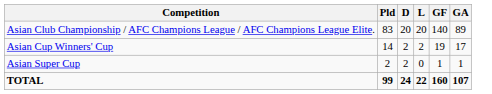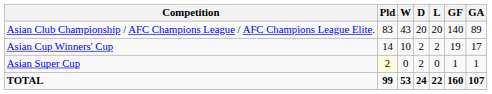+ column: (406, 13)
(388, 64) no background -> (388, 64) lightyellow background
